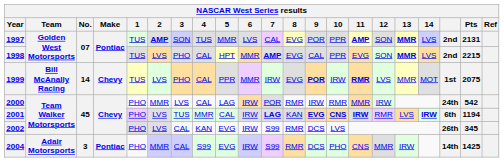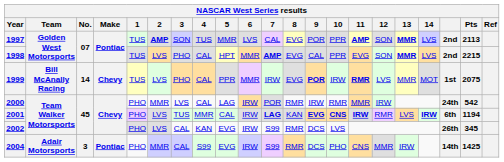(471, 39) 2131 -> (471, 39) 2113
